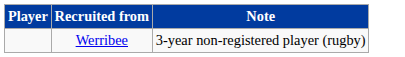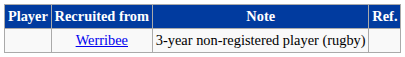+ column: (385, 16)
